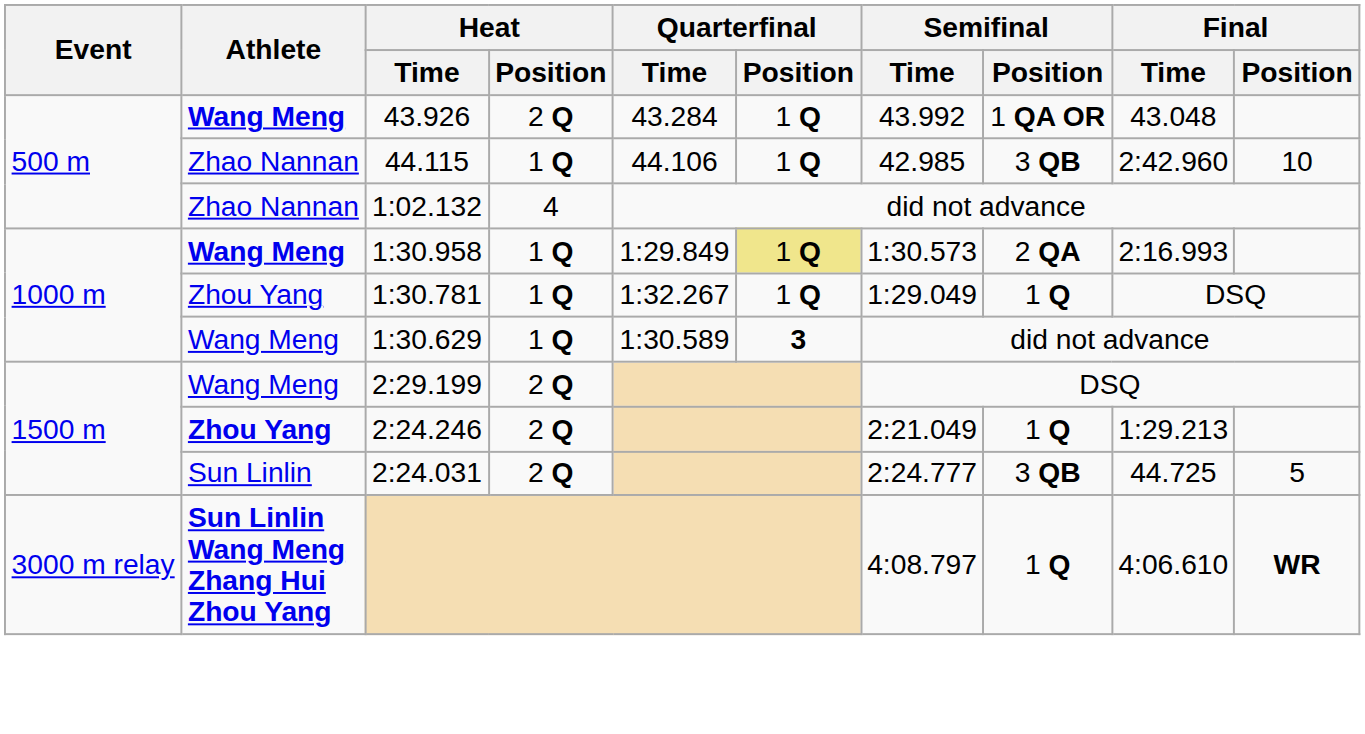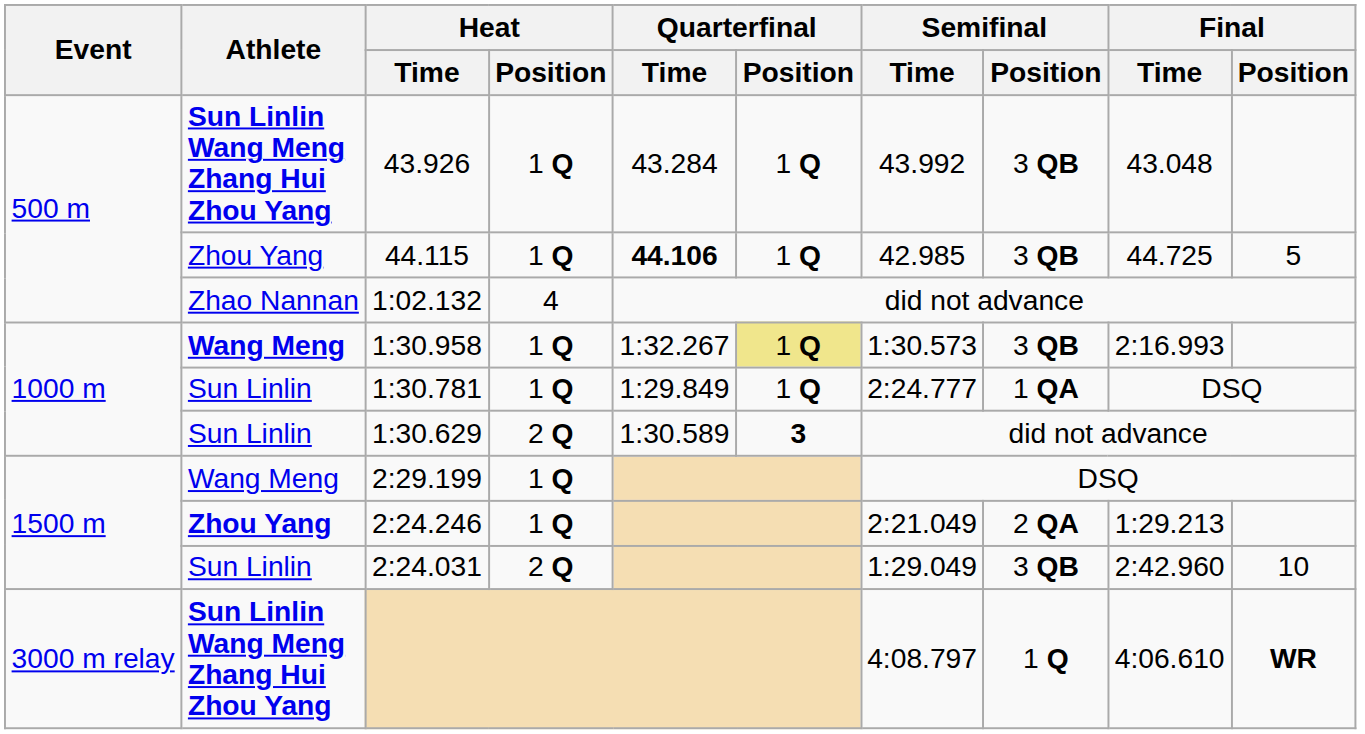(267, 117) Wang Meng -> (267, 164) Sun Linlin Wang Meng Zhang Hui Zhou Yang
(551, 117) 2 Q -> (551, 164) 1 Q
(1048, 117) 1 QA OR -> (1046, 164) 3 QB
(273, 161) Zhao Nannan -> (256, 256) Zhou Yang
(675, 161) normal -> (675, 256) bold
(1173, 161) 2:42.960 -> (1170, 256) 44.725
(1297, 161) 10 -> (1293, 256) 5
(675, 251) 1:29.849 -> (675, 345) 1:32.267
(1048, 251) 2 QA -> (1046, 345) 3 QB
(256, 295) Zhou Yang -> (250, 389) Sun Linlin
(675, 295) 1:32.267 -> (675, 389) 1:29.849
(922, 295) 1:29.049 -> (922, 389) 2:24.777
(1048, 295) 1 Q -> (1046, 389) 1 QA
(263, 340) Wang Meng -> (250, 434) Sun Linlin
(551, 340) 1 Q -> (551, 434) 2 Q
(551, 384) 2 Q -> (551, 478) 1 Q
(551, 429) 2 Q -> (551, 523) 1 Q
(1048, 429) 1 Q -> (1046, 523) 2 QA
(922, 474) 2:24.777 -> (922, 568) 1:29.049
(1173, 474) 44.725 -> (1170, 568) 2:42.960
(1297, 474) 5 -> (1293, 568) 10
